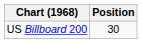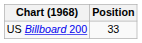(113, 30) 30 -> (113, 30) 33
